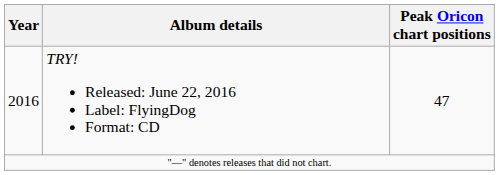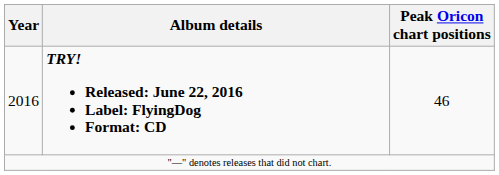(216, 93) normal -> (216, 93) bold
(442, 100) 47 -> (442, 100) 46
